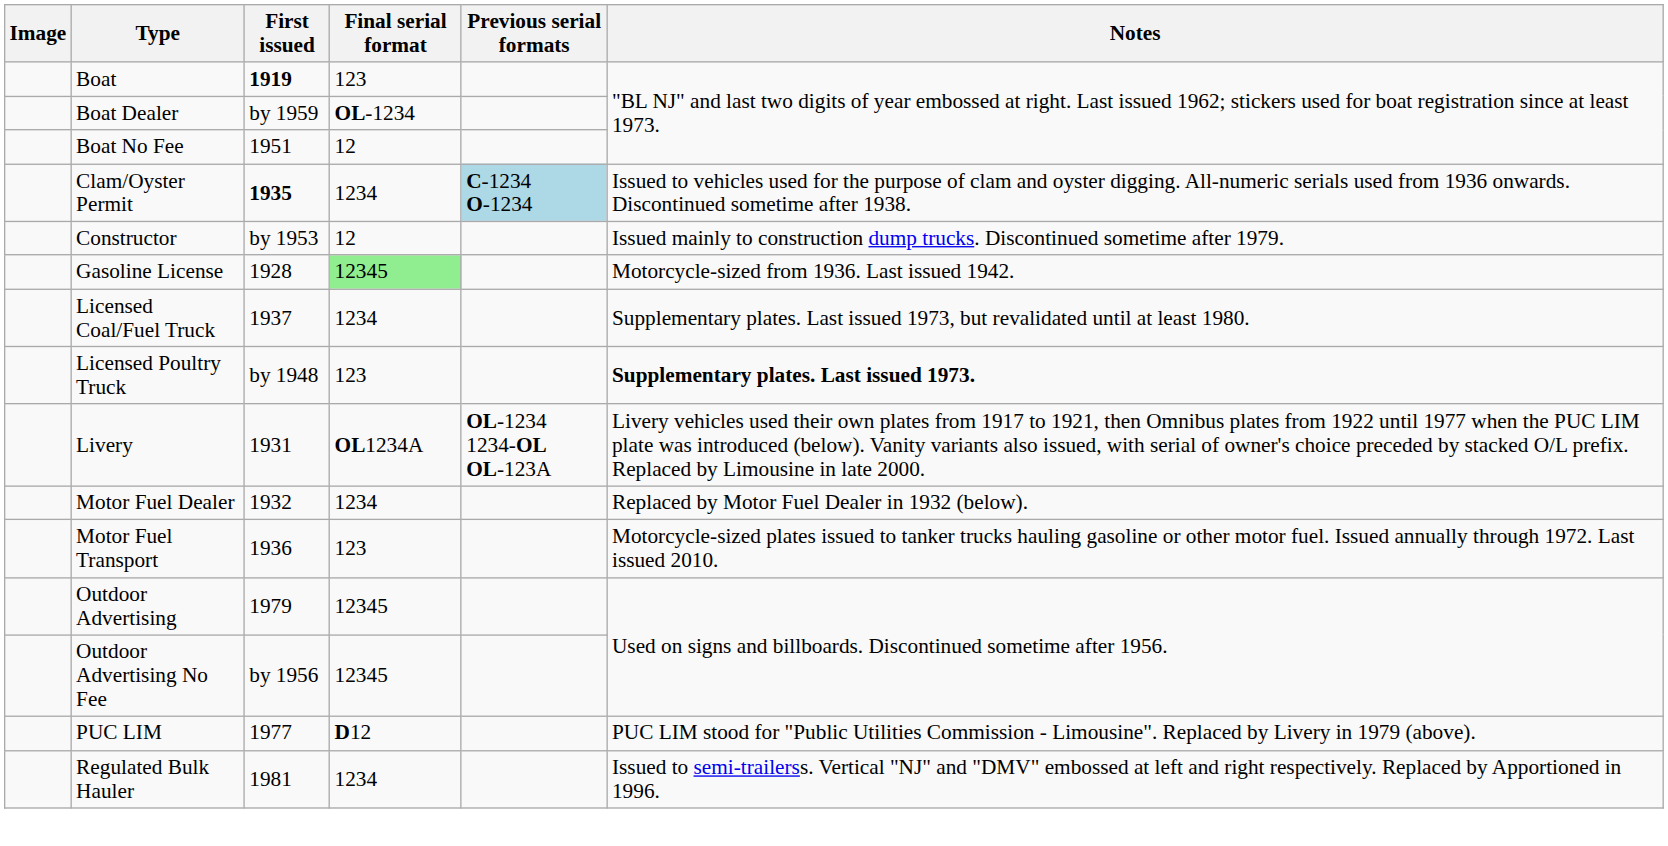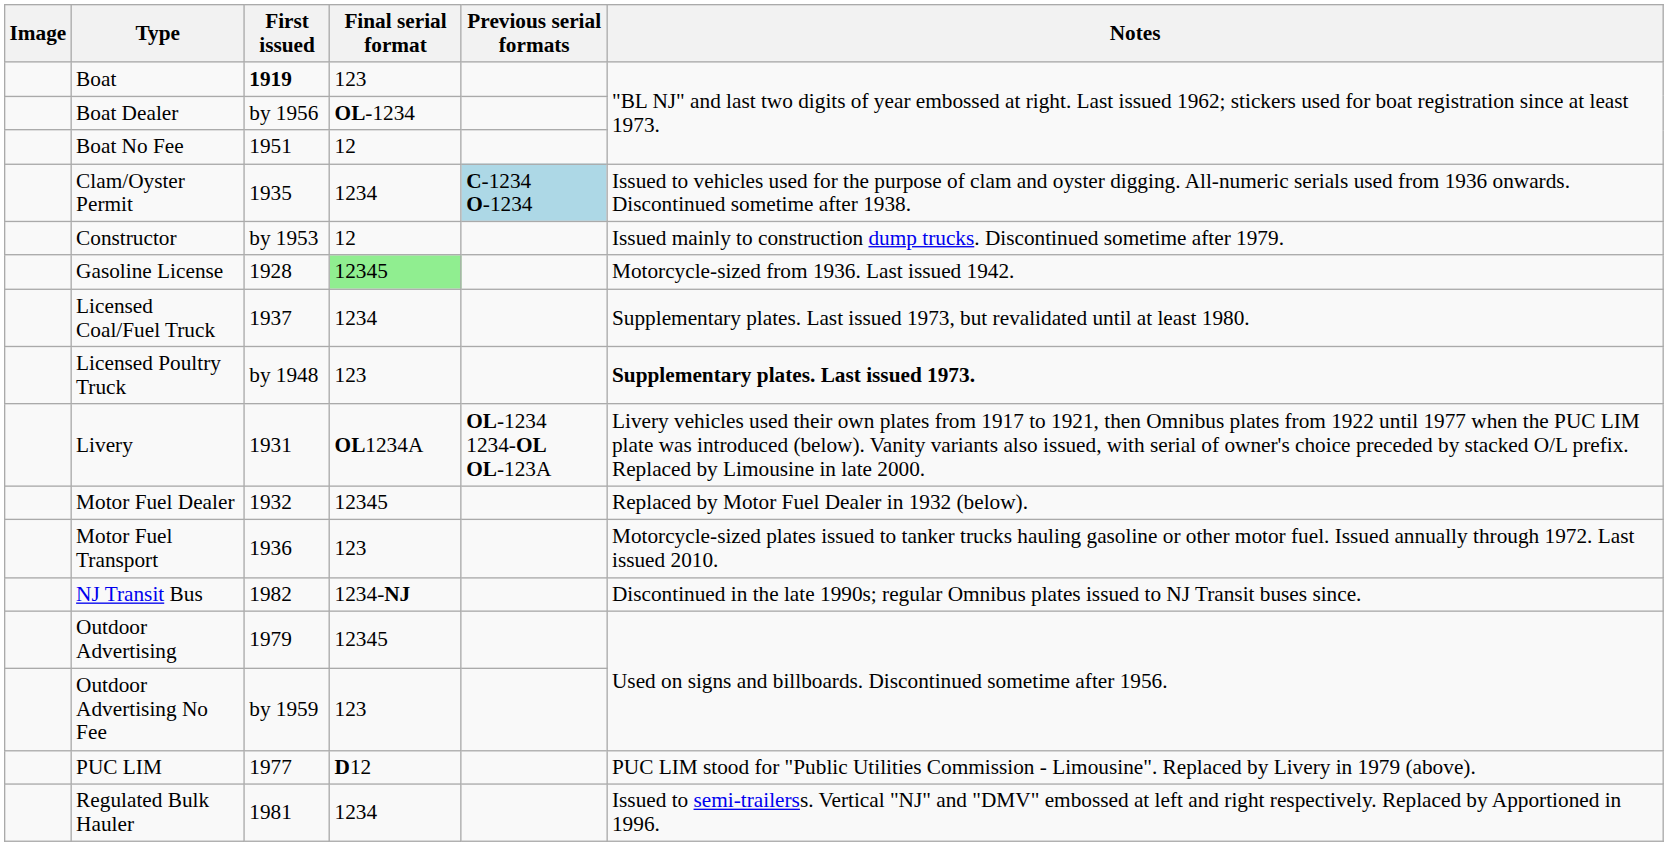(284, 112) by 1959 -> (284, 112) by 1956
(271, 192) bold -> (271, 192) normal
(356, 502) 1234 -> (361, 502) 12345
+ row: (139, 593)
(284, 675) by 1956 -> (284, 709) by 1959
(361, 675) 12345 -> (351, 709) 123
